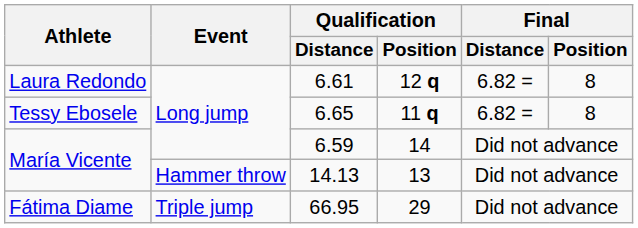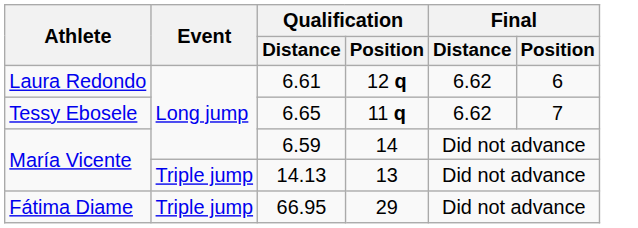(505, 82) 6.82 = -> (472, 82) 6.62
(590, 82) 8 -> (558, 82) 6
(505, 113) 6.82 = -> (472, 113) 6.62
(590, 113) 8 -> (558, 113) 7
(221, 176) Hammer throw -> (204, 176) Triple jump
